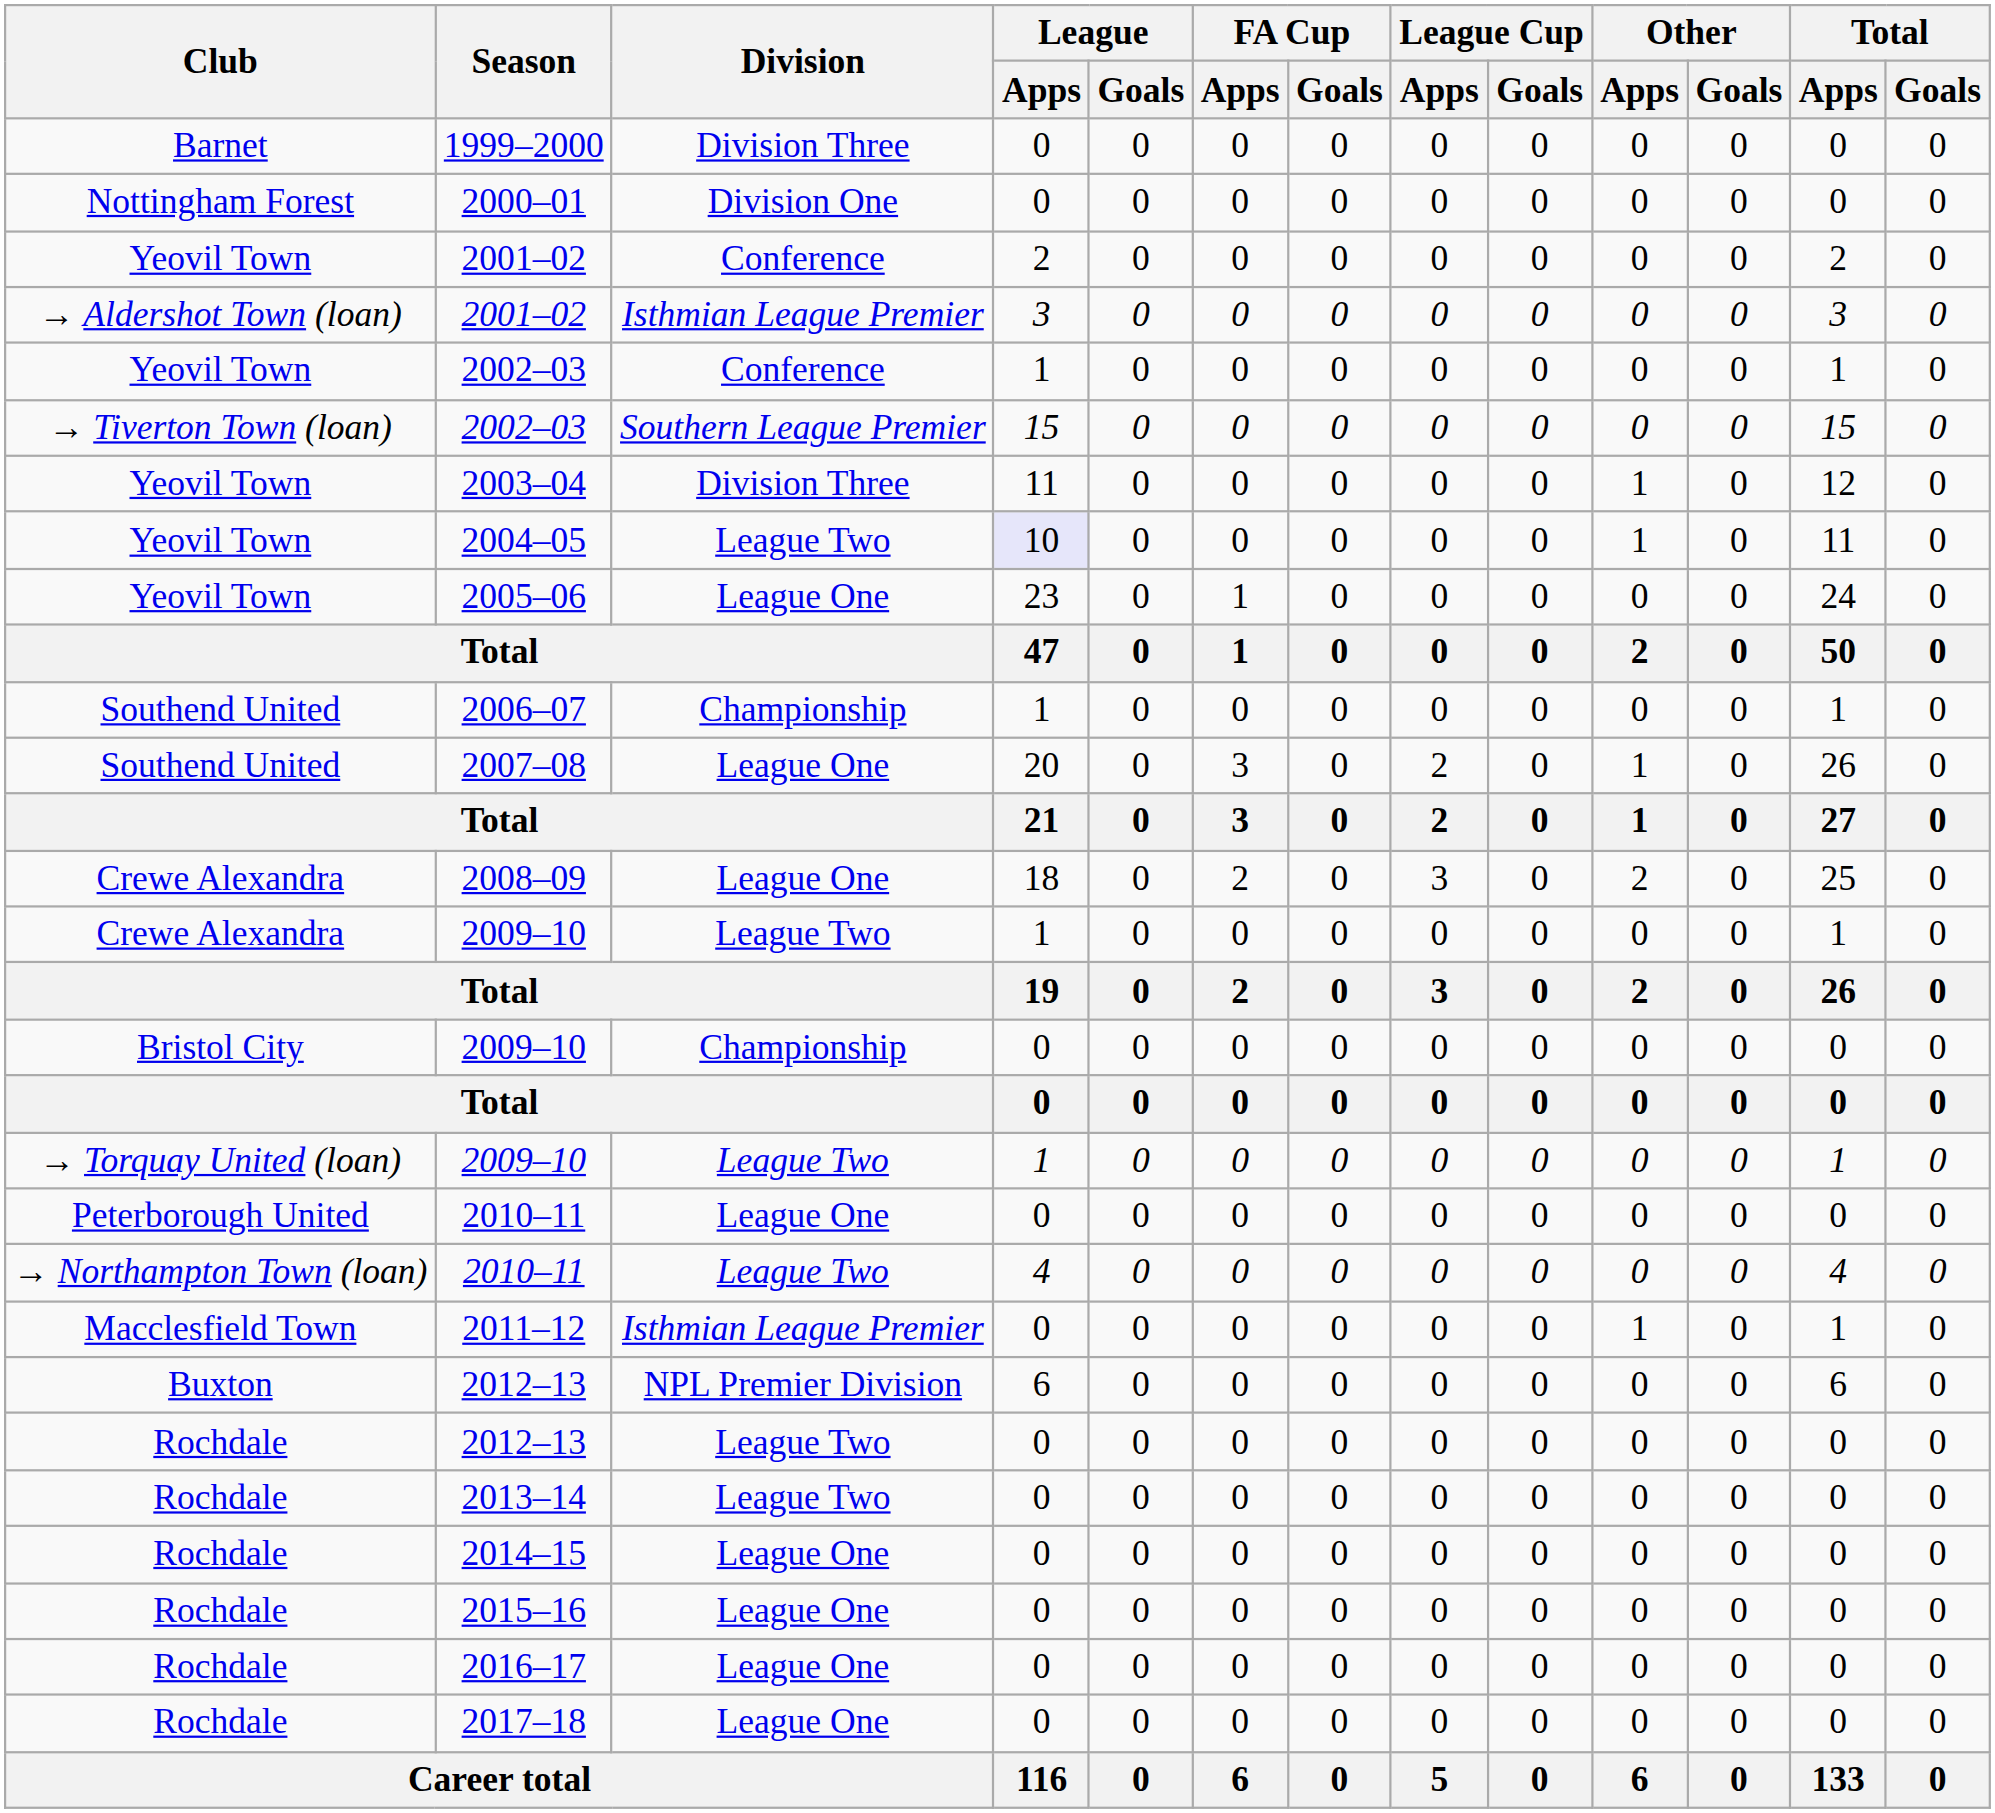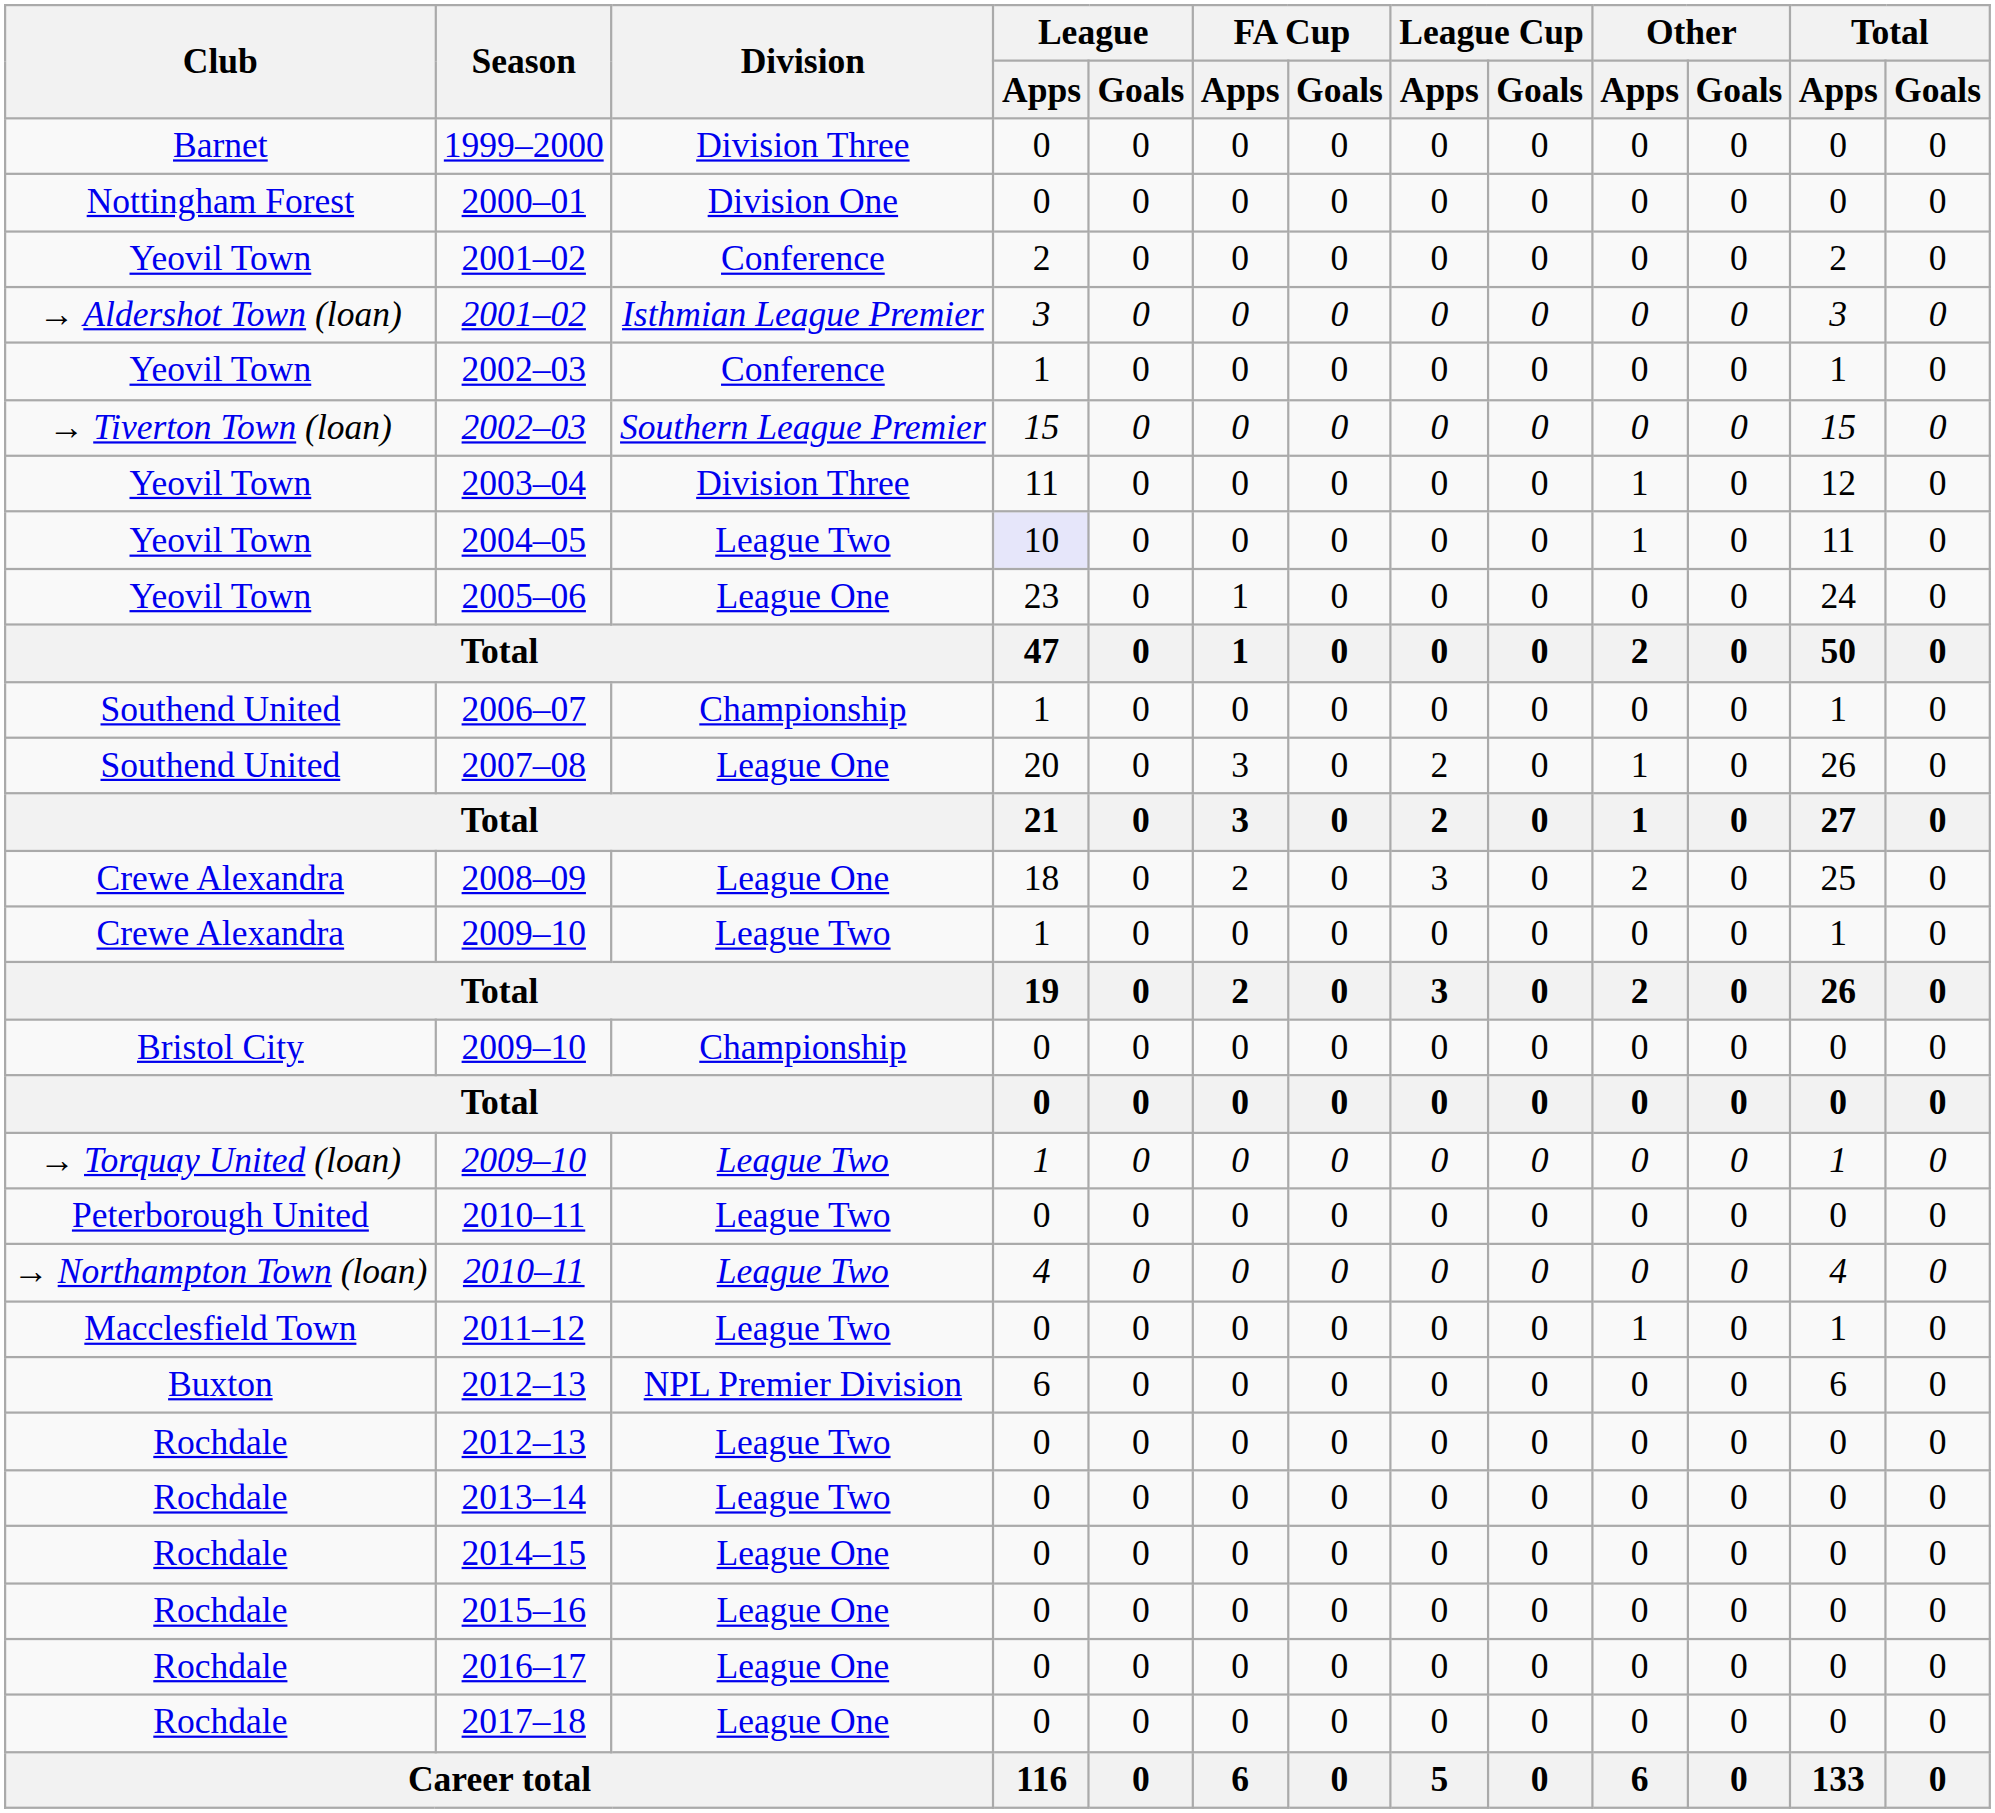(803, 1215) League One -> (803, 1215) League Two
(803, 1328) Isthmian League Premier -> (803, 1328) League Two
